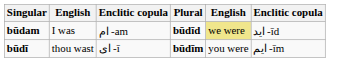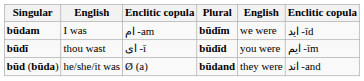(187, 30) būdīd -> (214, 30) būdīm
(227, 30) khaki background -> (258, 30) no background
(188, 48) būdīm -> (213, 48) būdīd
+ row: (33, 66)
